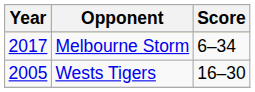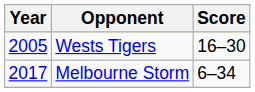rows swapped: (106, 73) <-> (122, 45)
